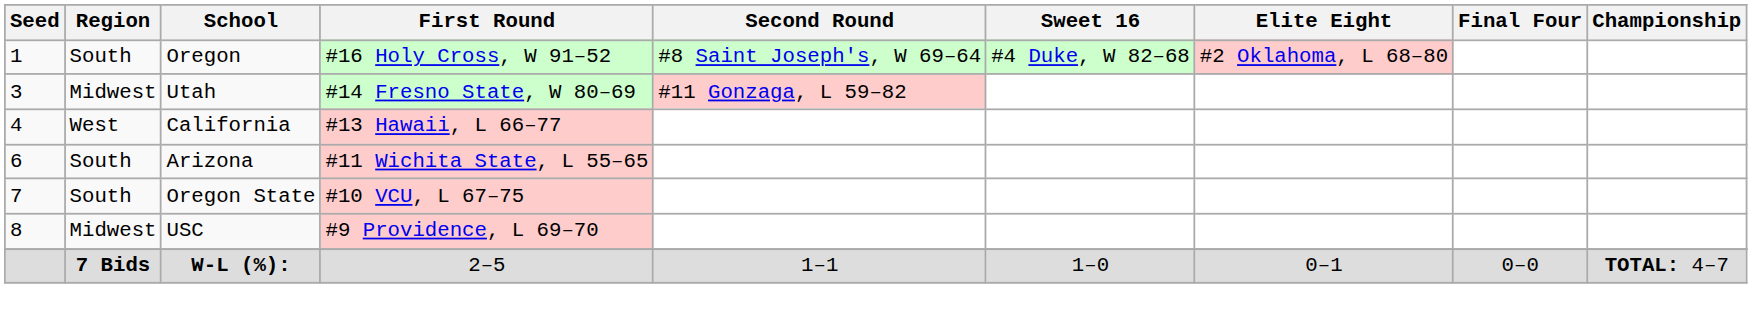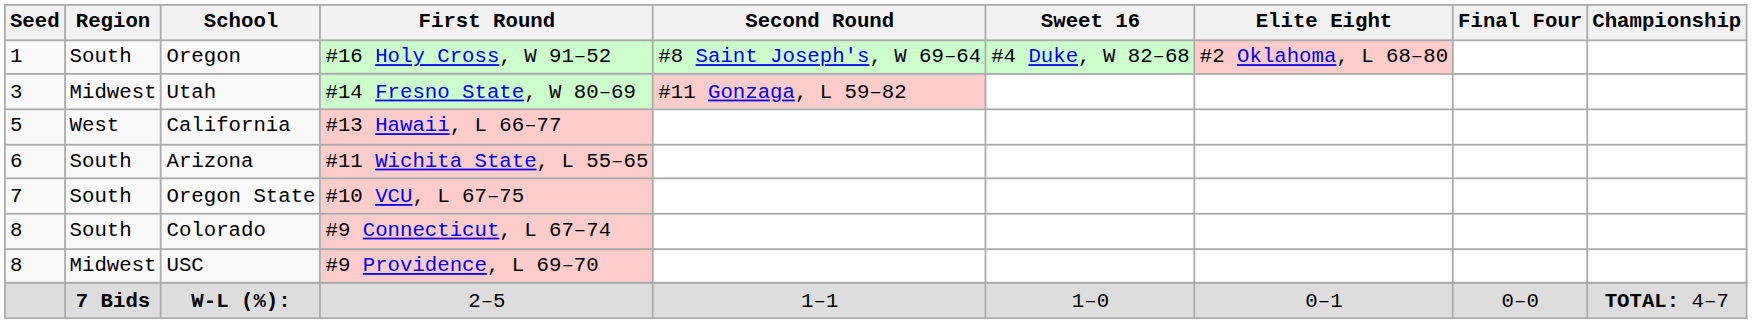(16, 126) 4 -> (16, 126) 5
+ row: (216, 231)
